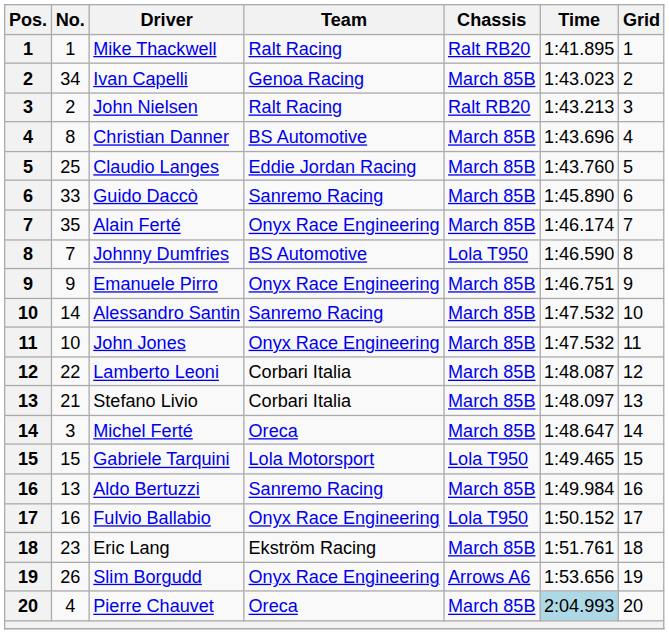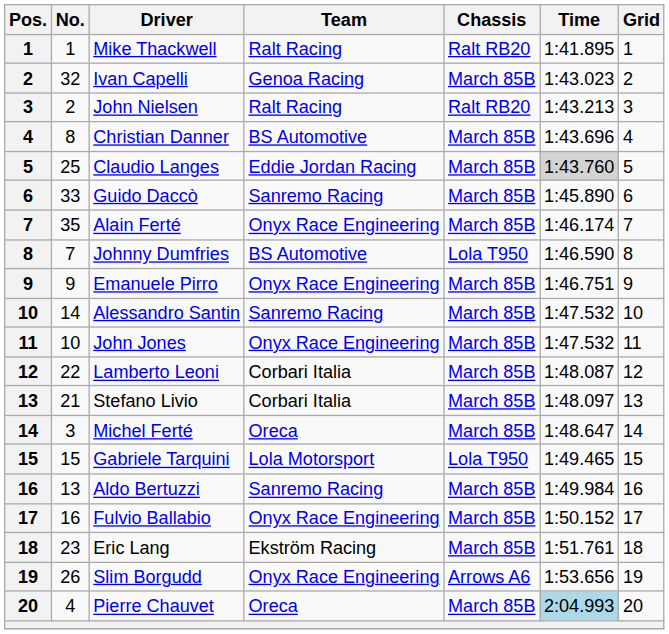(70, 78) 34 -> (70, 78) 32
(579, 166) no background -> (579, 166) lightgrey background
(488, 518) Lola T950 -> (492, 518) March 85B
